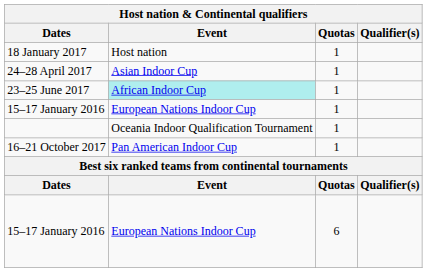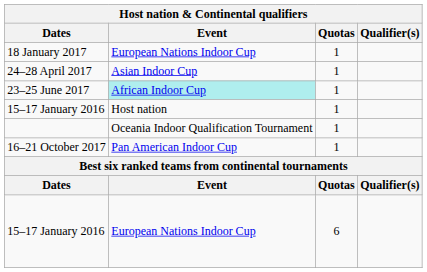(139, 52) Host nation -> (183, 52) European Nations Indoor Cup
(183, 109) European Nations Indoor Cup -> (139, 109) Host nation
